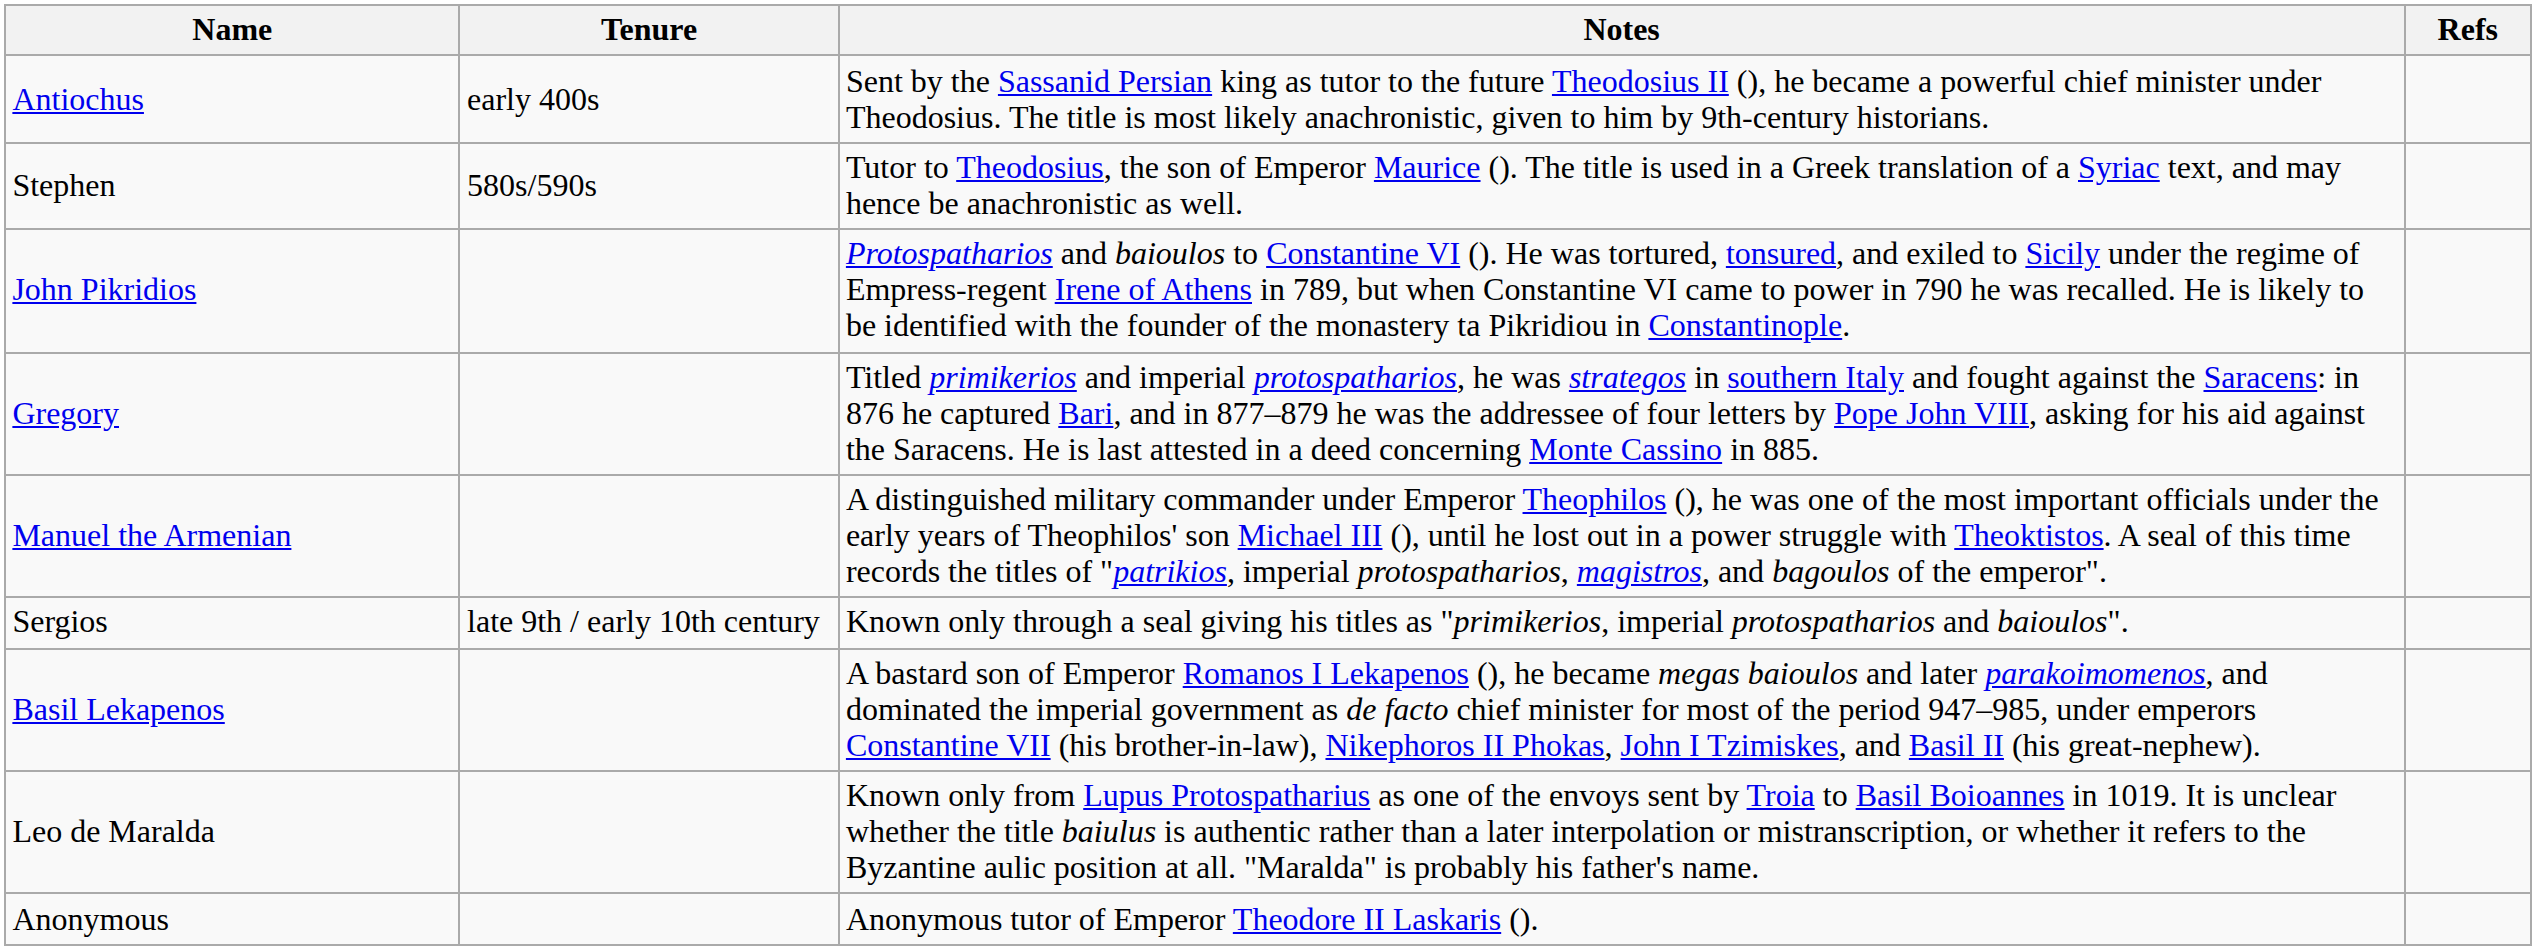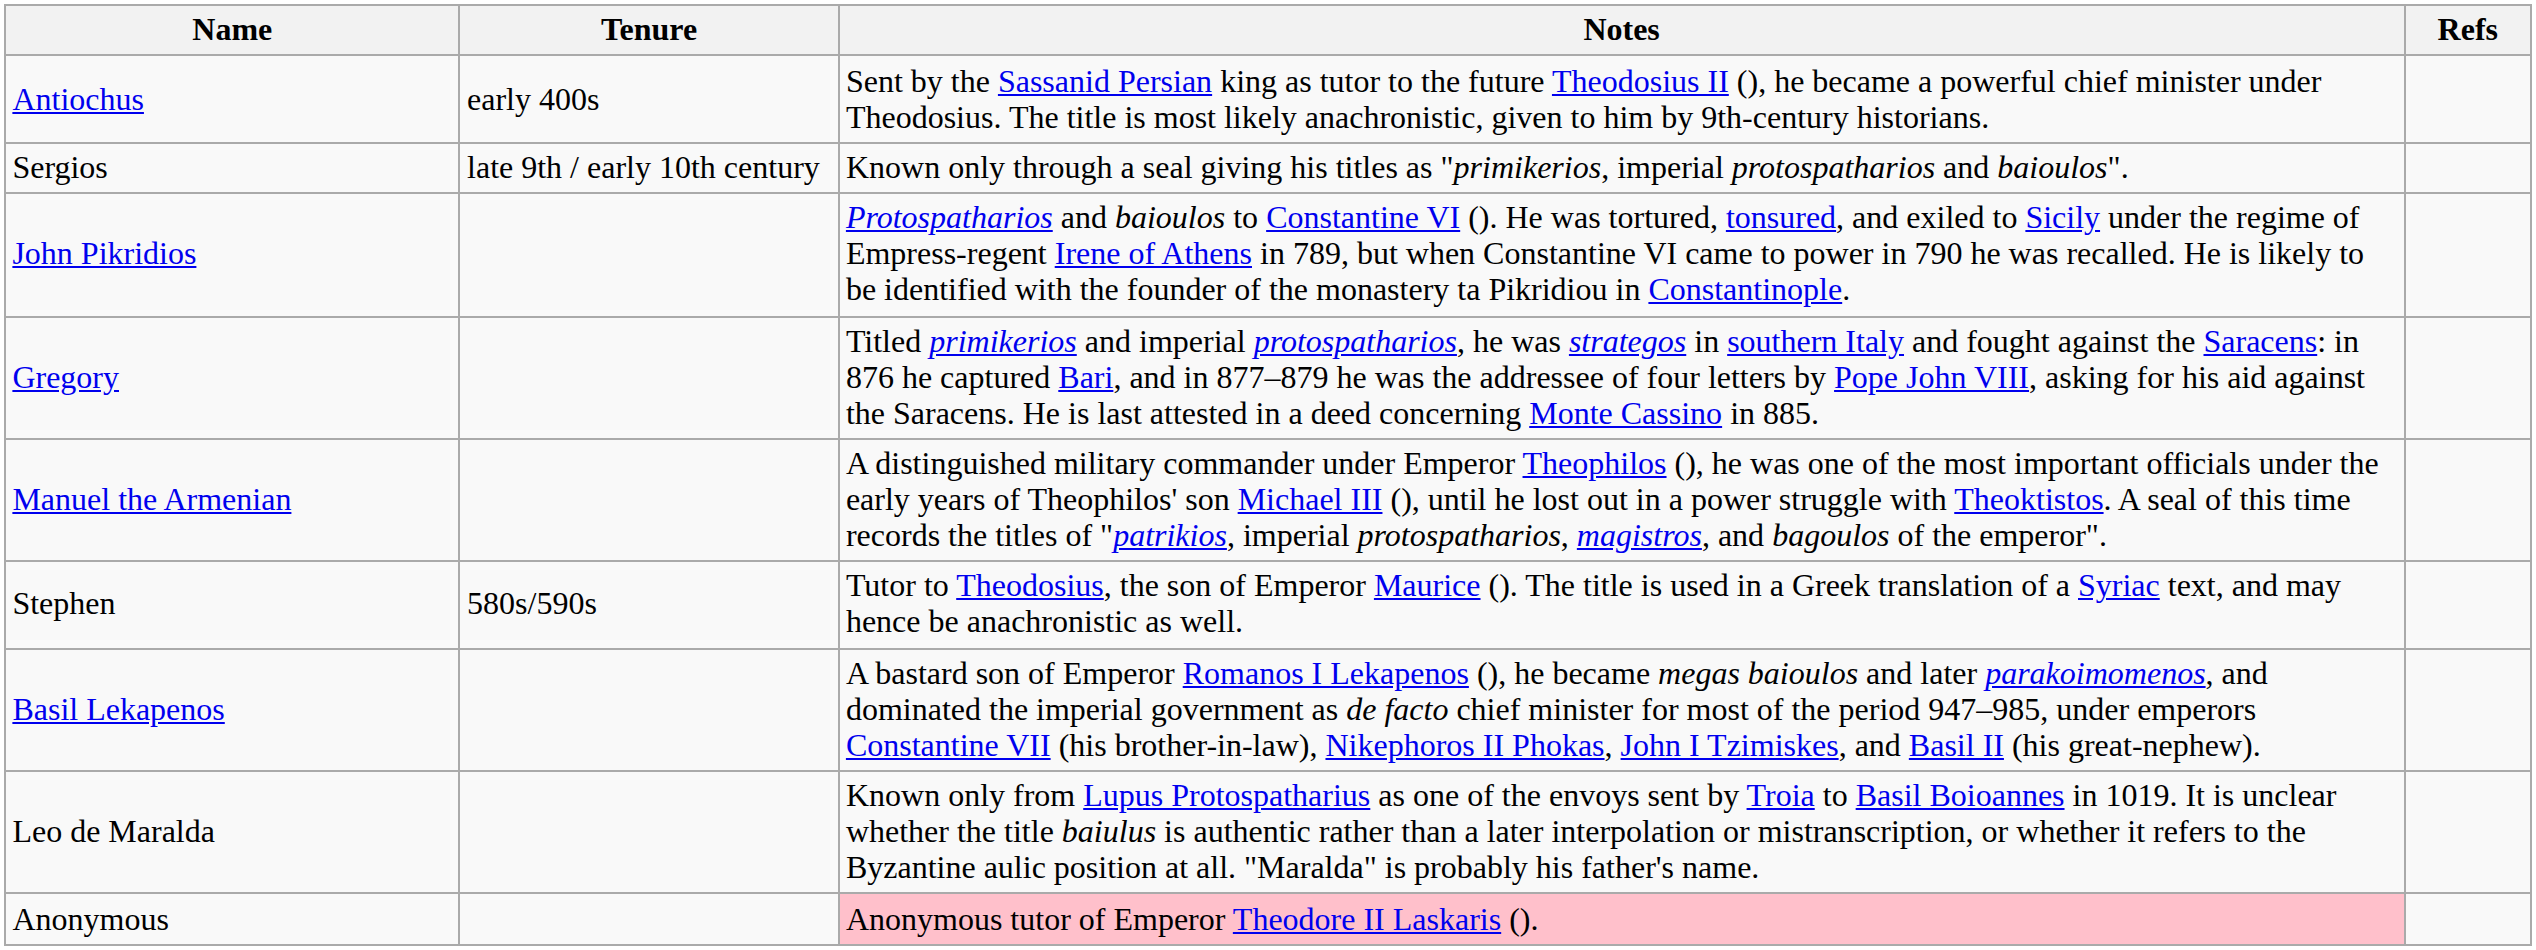rows swapped: (64, 185) <-> (60, 622)
(1192, 918) no background -> (1192, 918) pink background
